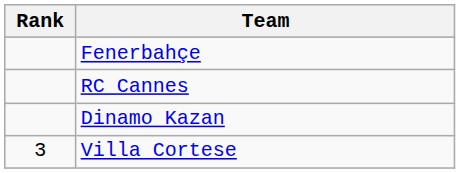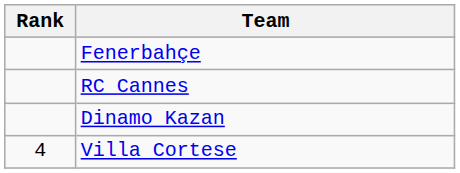(40, 152) 3 -> (40, 152) 4
